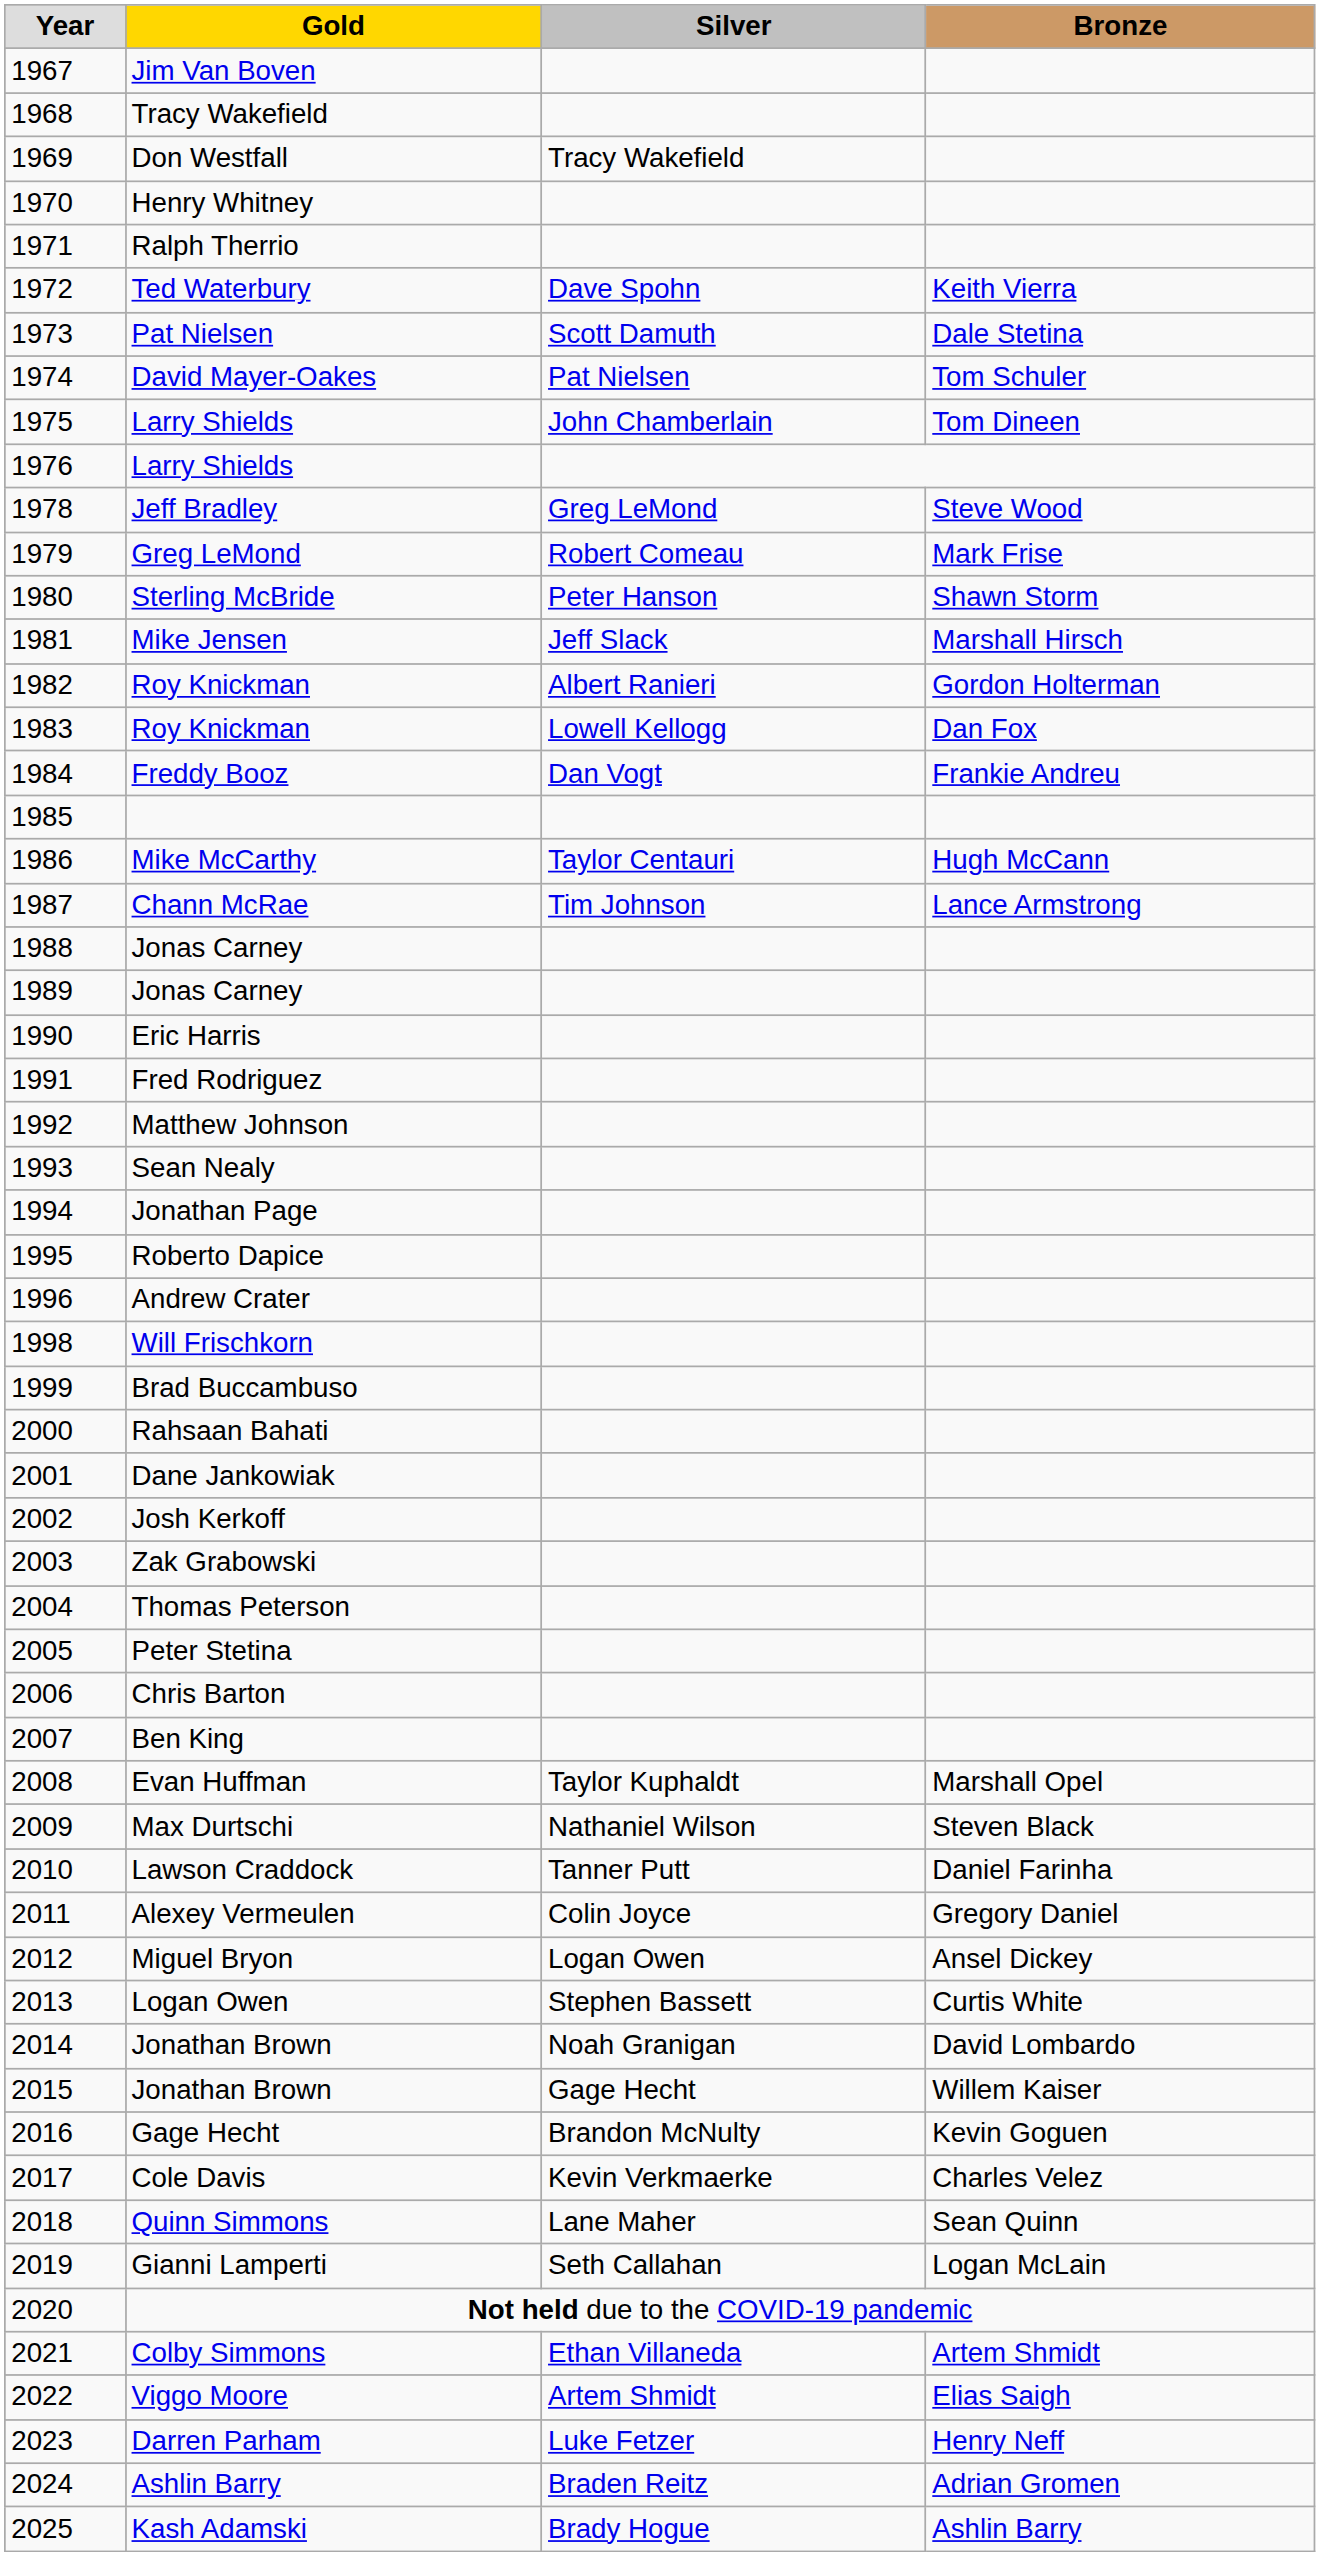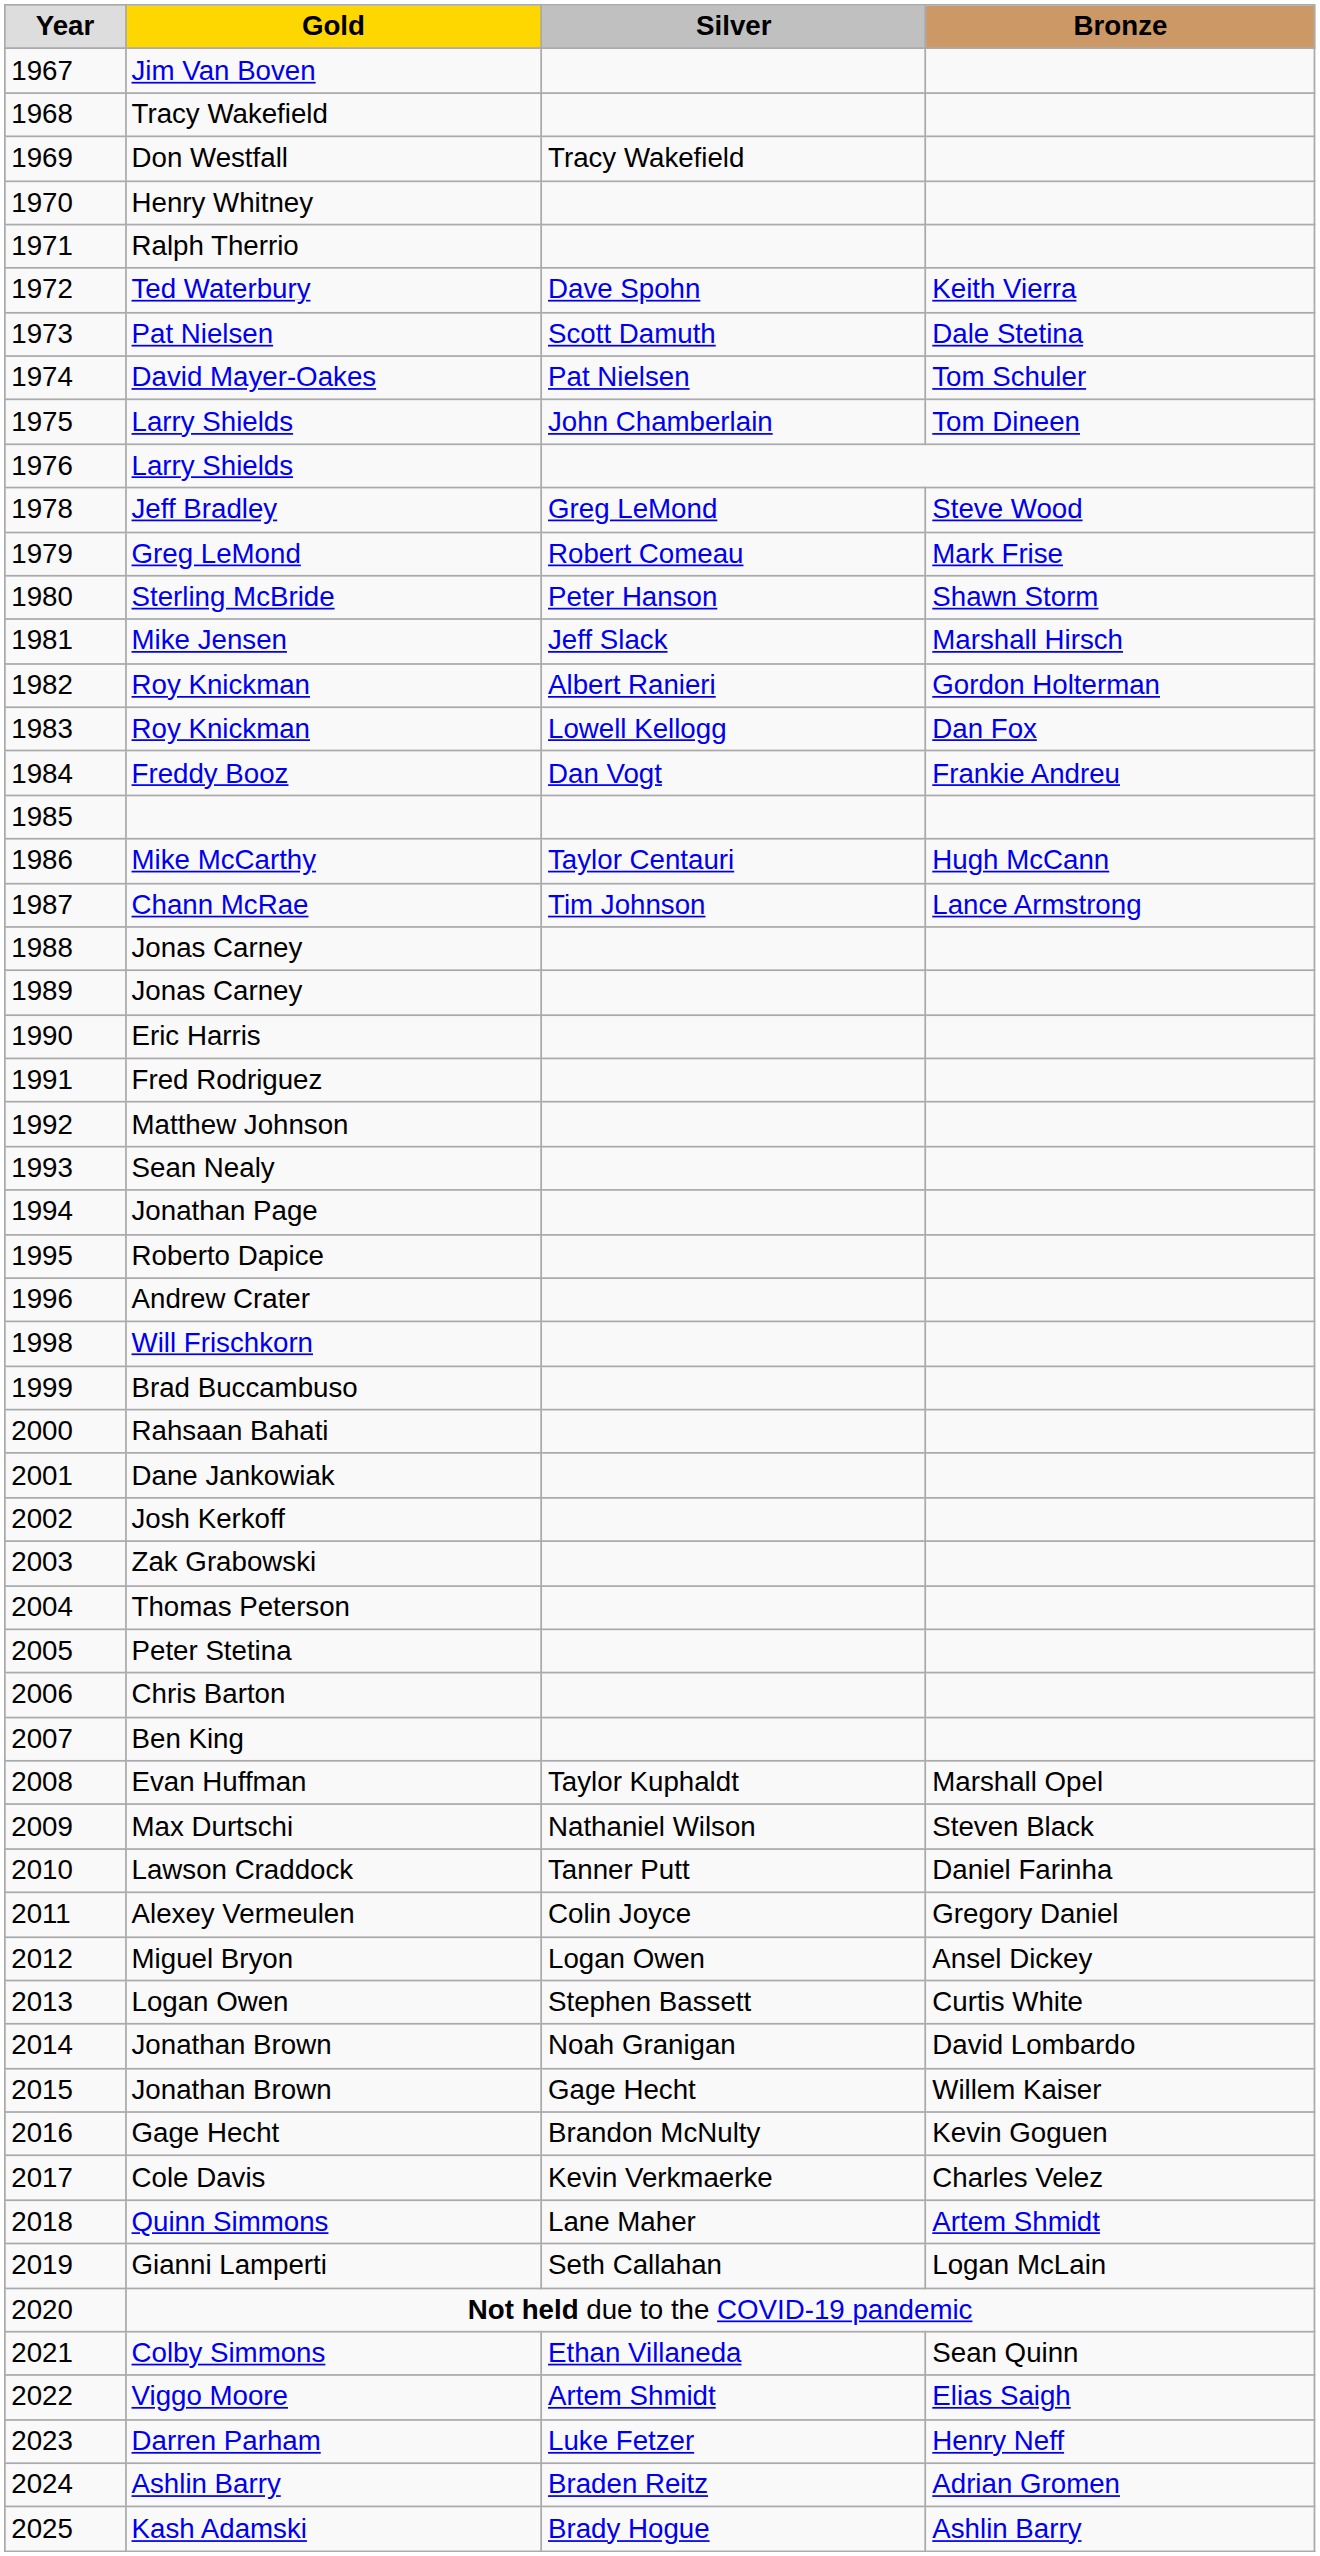(1005, 2221) Sean Quinn -> (1016, 2221) Artem Shmidt
(1016, 2353) Artem Shmidt -> (1005, 2353) Sean Quinn
